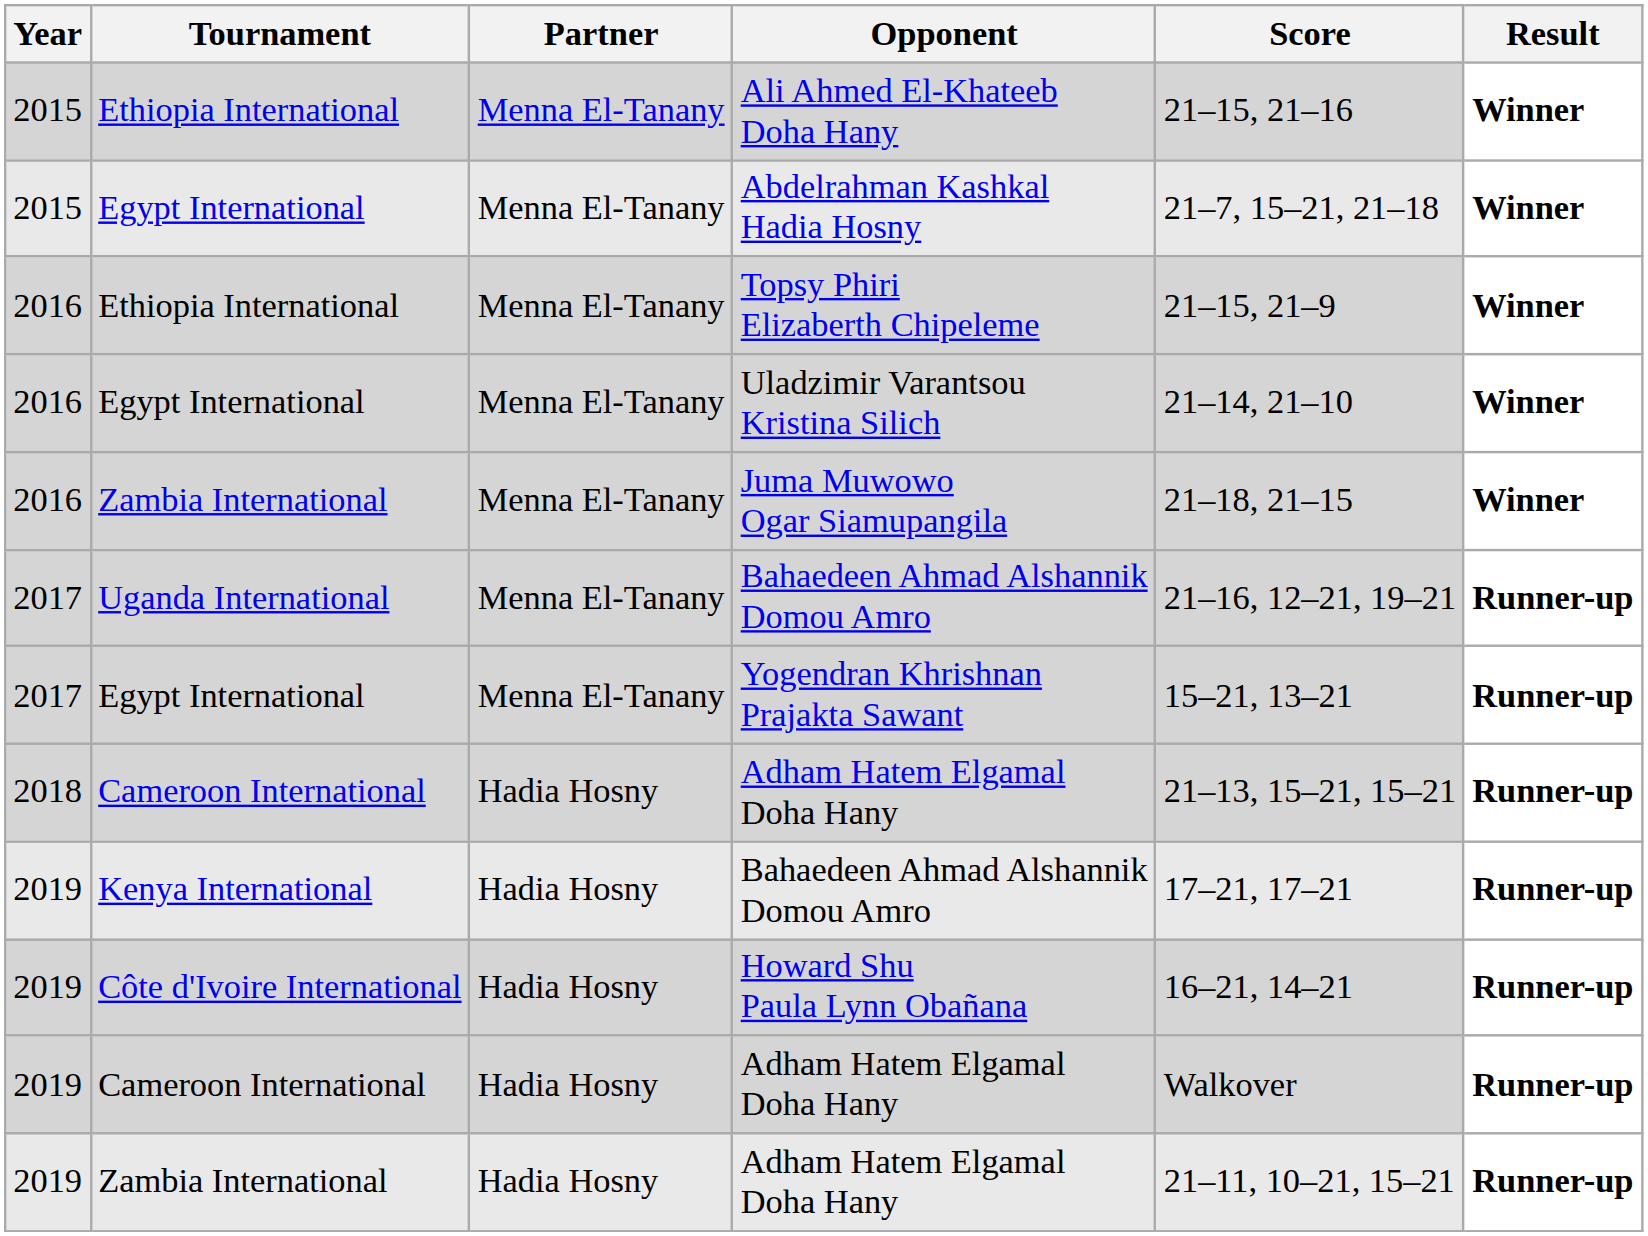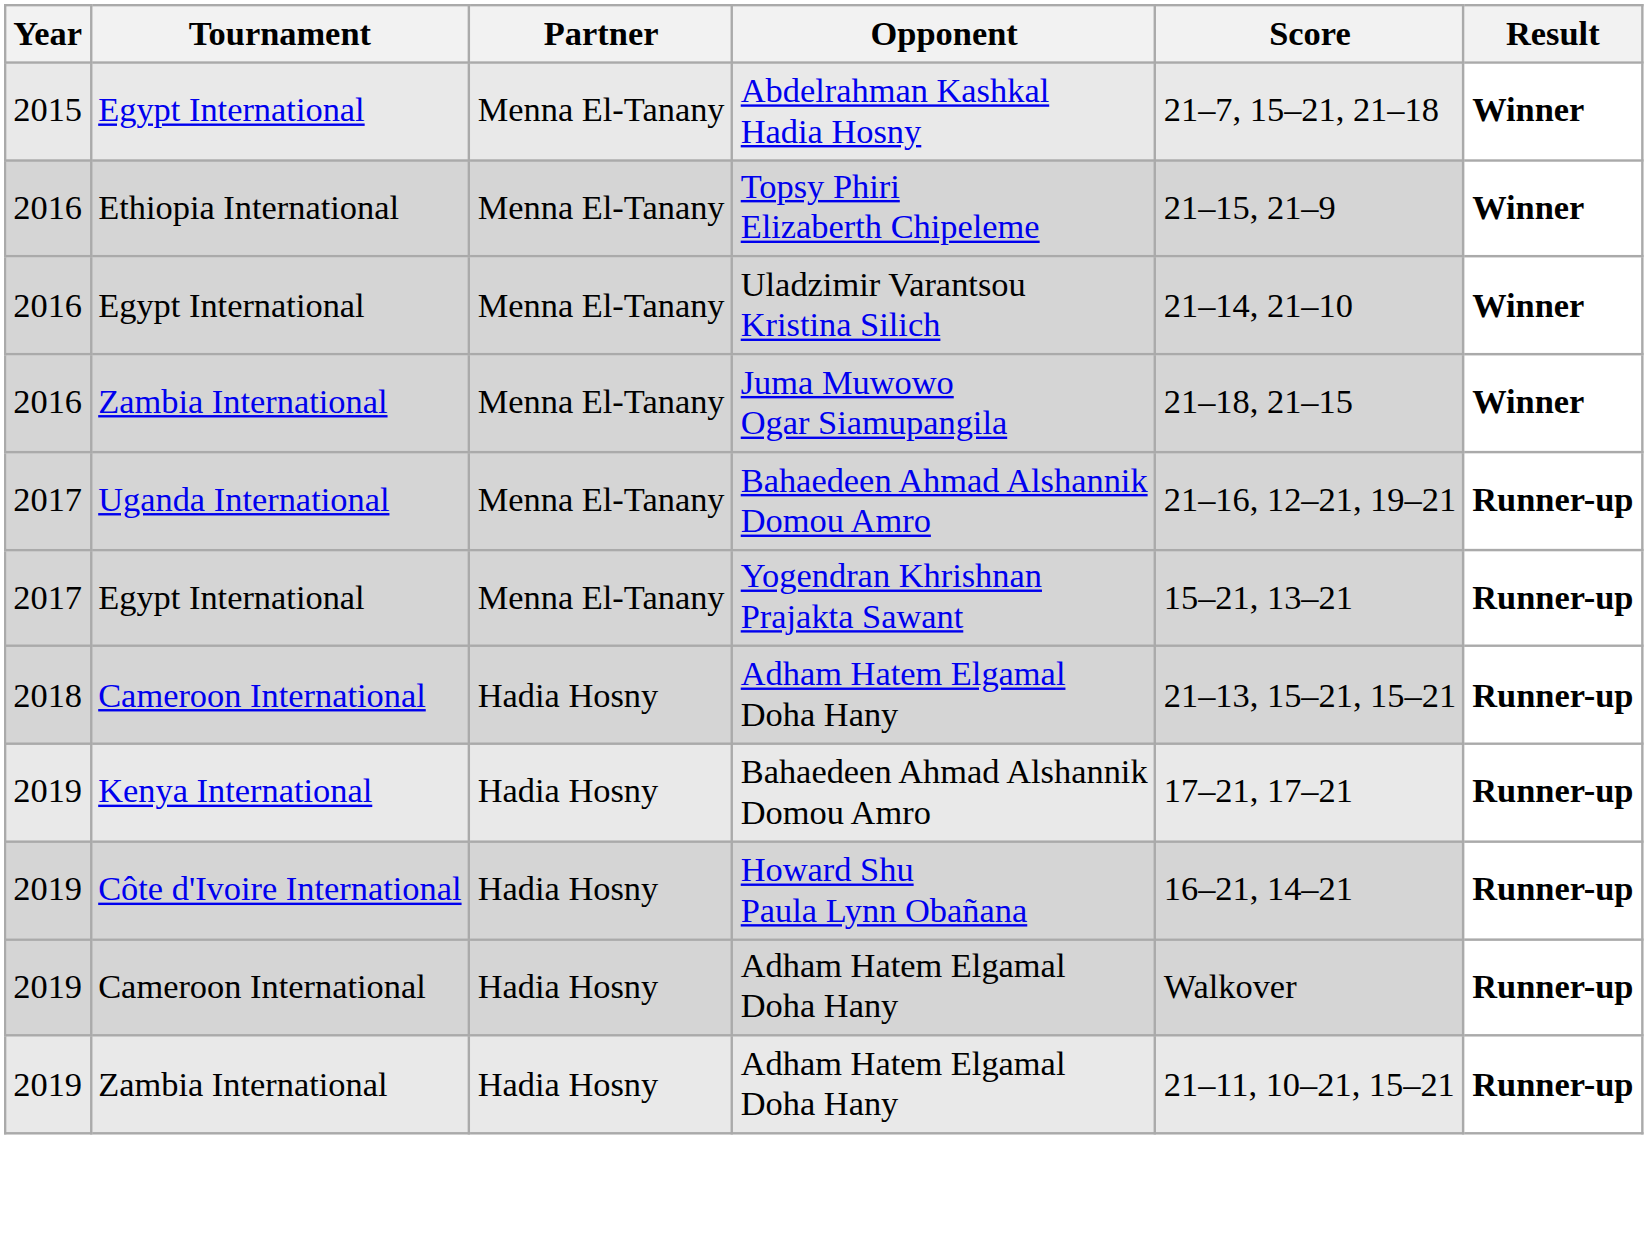- row: (249, 110)
